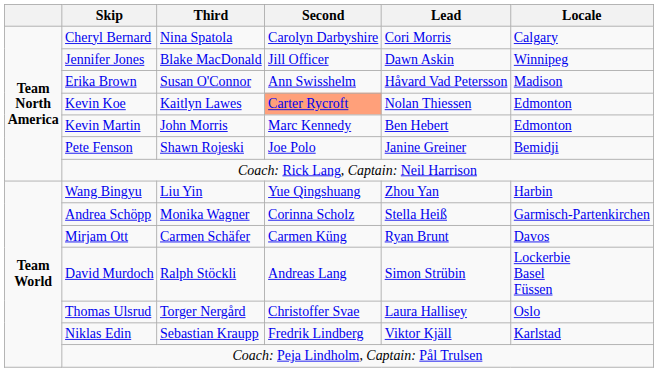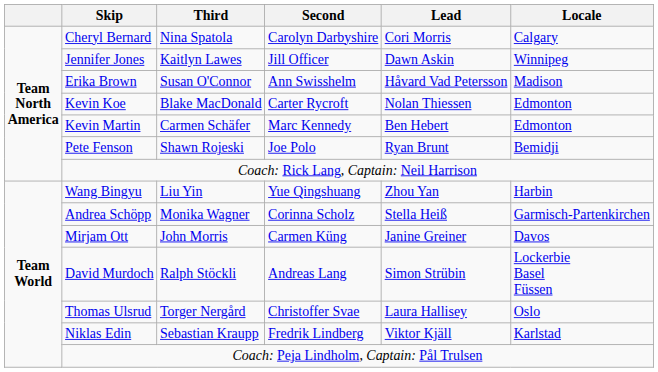(211, 59) Blake MacDonald -> (201, 59) Kaitlyn Lawes
(201, 103) Kaitlyn Lawes -> (211, 103) Blake MacDonald
(308, 103) lightsalmon background -> (308, 103) no background
(194, 125) John Morris -> (205, 125) Carmen Schäfer
(425, 147) Janine Greiner -> (417, 147) Ryan Brunt
(205, 236) Carmen Schäfer -> (194, 236) John Morris
(417, 236) Ryan Brunt -> (425, 236) Janine Greiner
